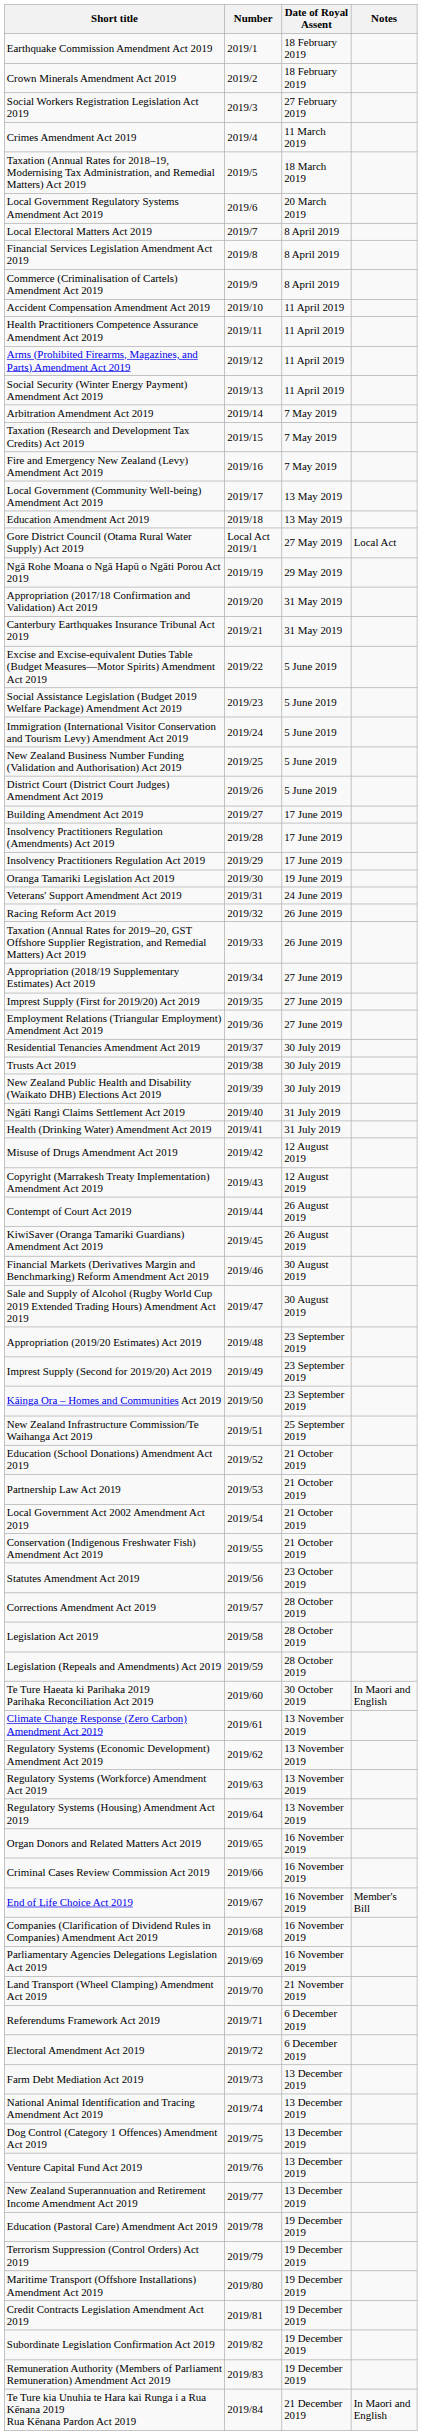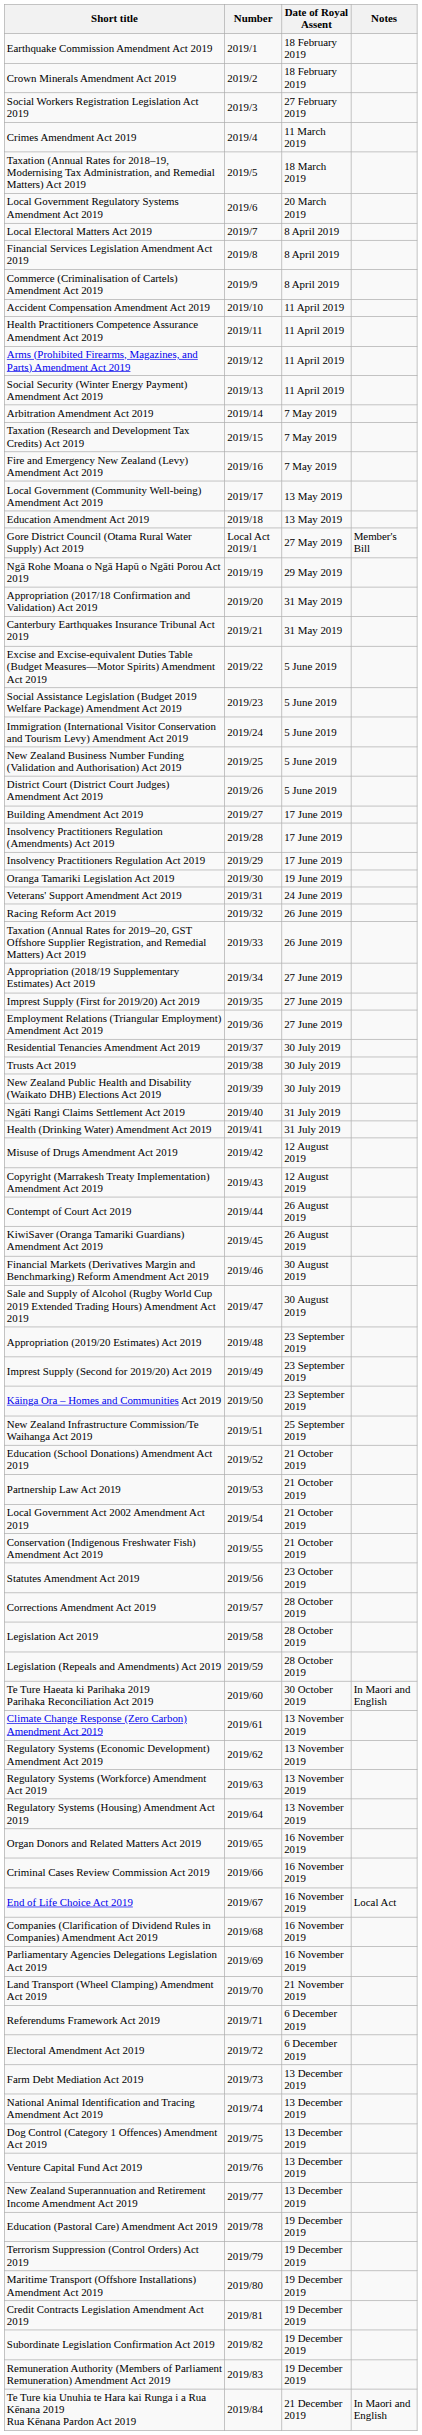(375, 542) Local Act -> (375, 542) Member's Bill
(375, 1902) Member's Bill -> (375, 1902) Local Act
